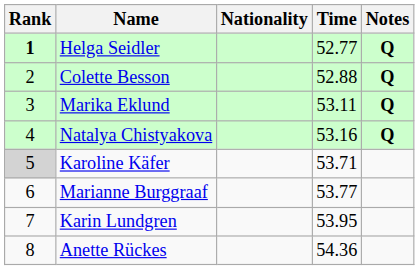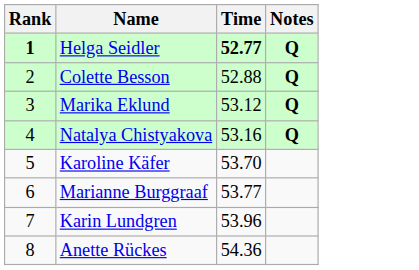- column: (264, 18)
(337, 47) normal -> (241, 47) bold
(337, 105) 53.11 -> (241, 105) 53.12
(30, 163) lightgrey background -> (30, 163) no background
(337, 163) 53.71 -> (241, 163) 53.70
(337, 221) 53.95 -> (241, 221) 53.96
